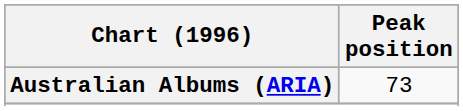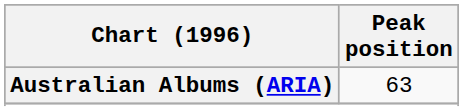(399, 86) 73 -> (399, 86) 63
